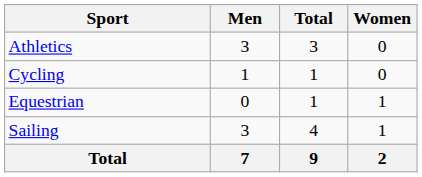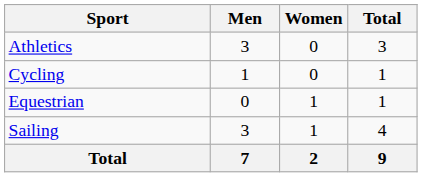columns swapped: (382, 18) <-> (314, 18)
